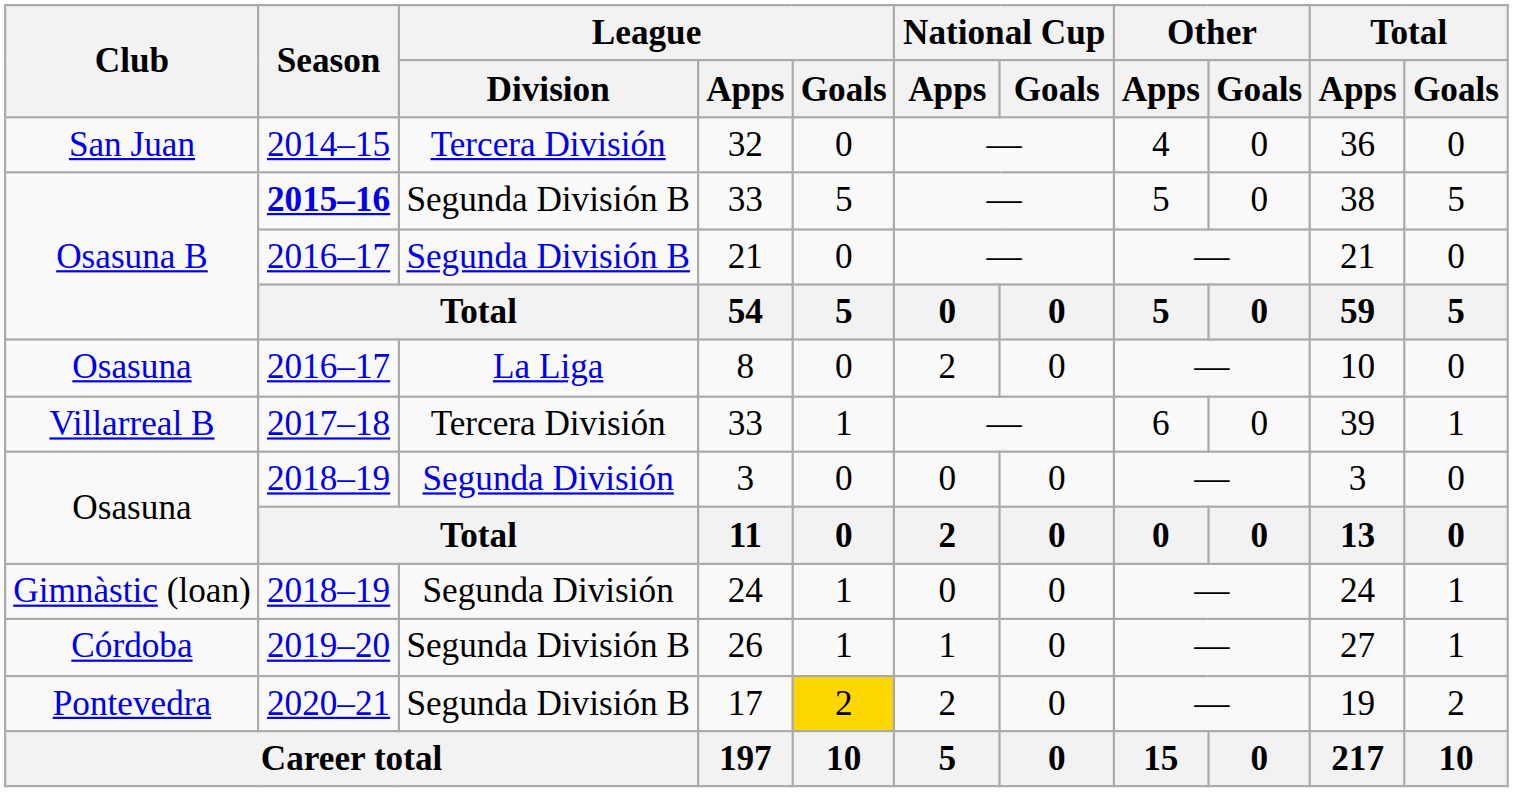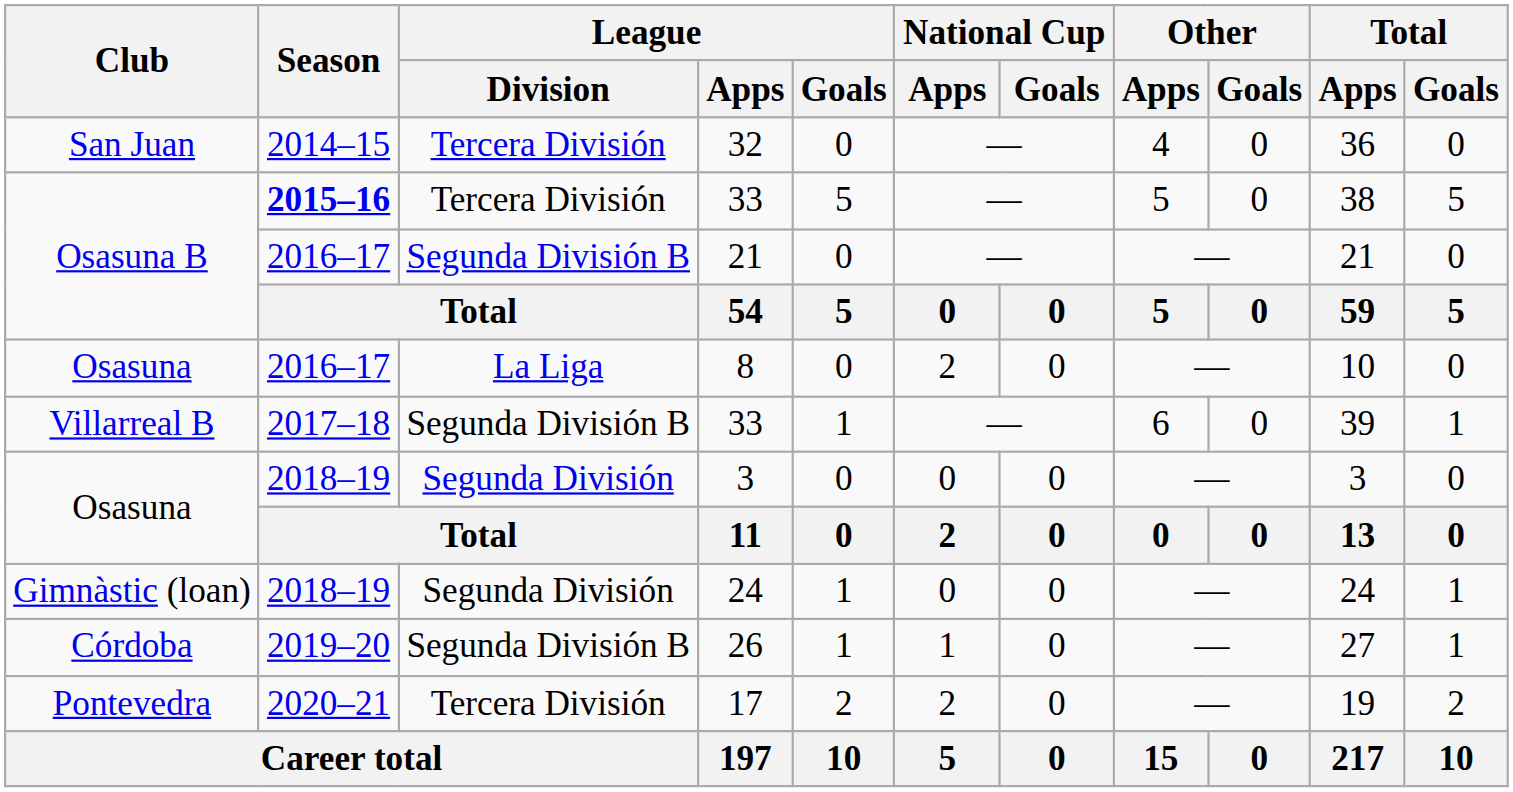(548, 199) Segunda División B -> (548, 199) Tercera División
(548, 423) Tercera División -> (548, 423) Segunda División B
(548, 702) Segunda División B -> (548, 702) Tercera División
(844, 702) gold background -> (844, 702) no background
